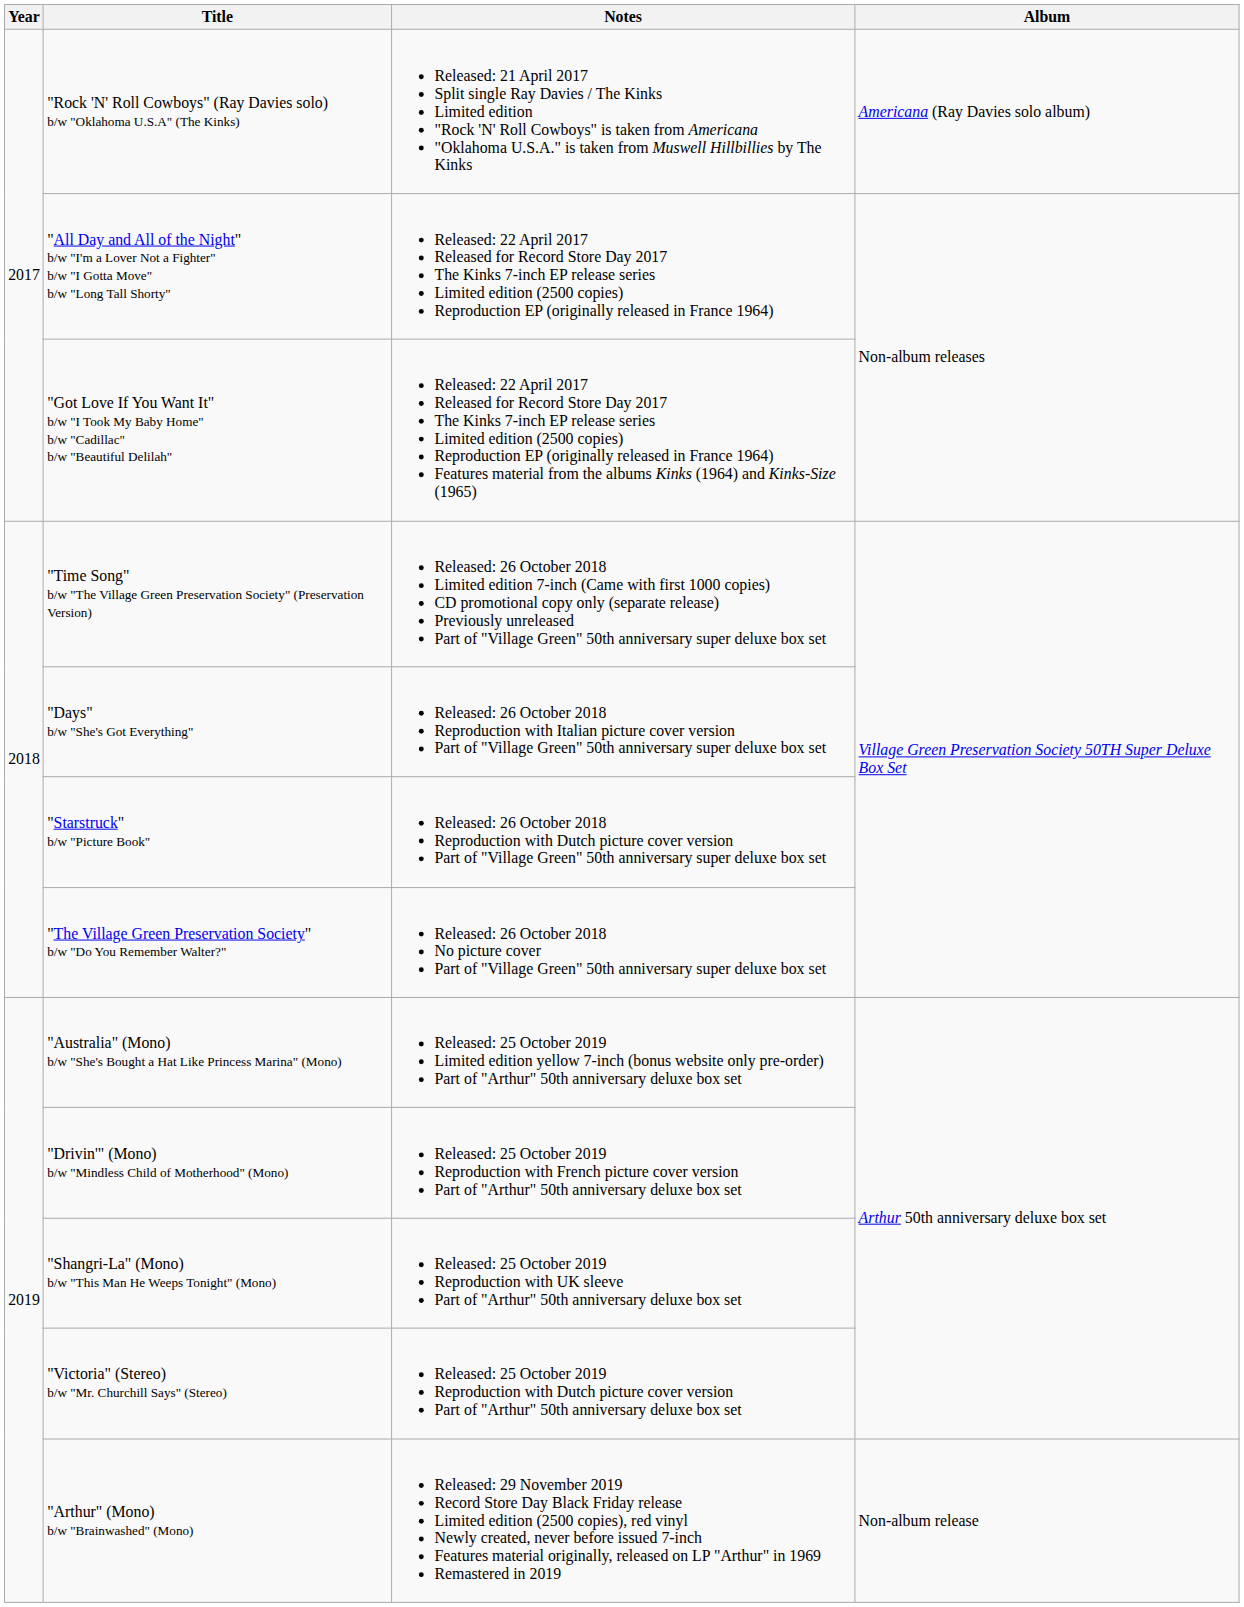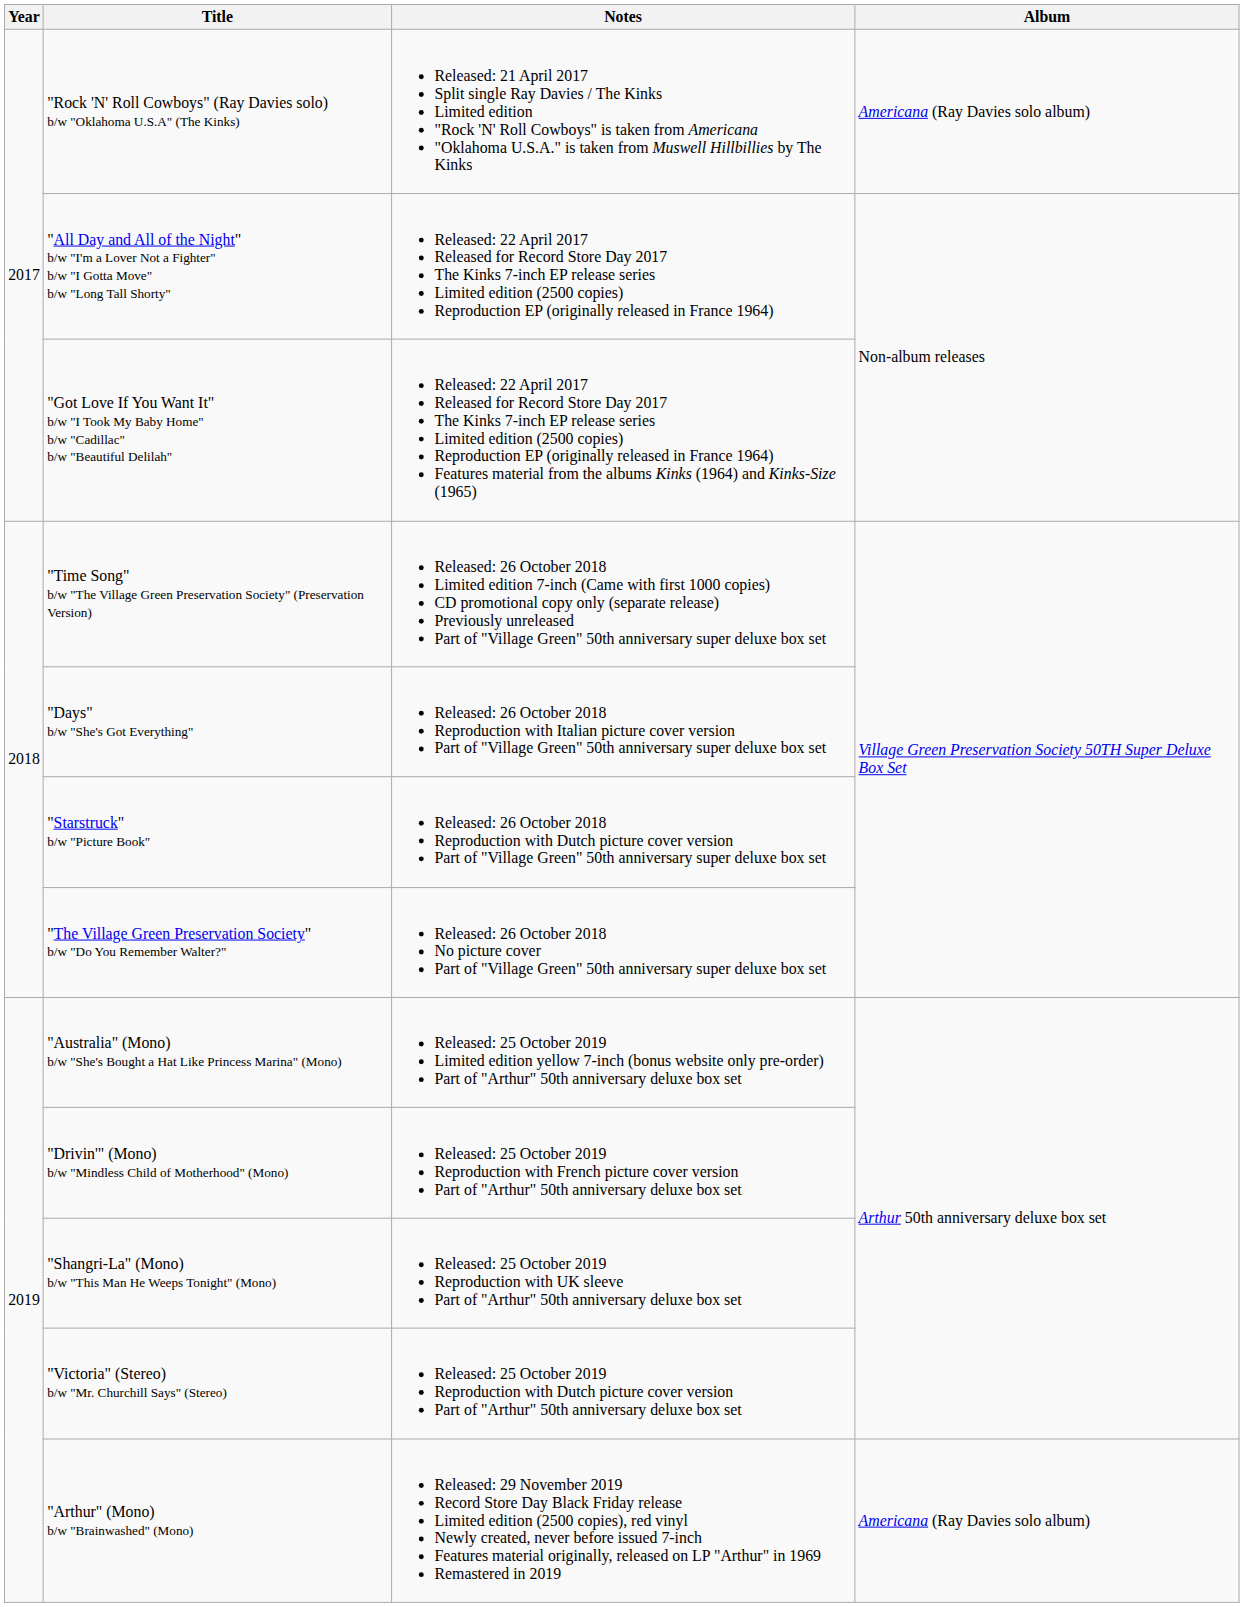(919, 1520) Non-album release -> (974, 1520) Americana (Ray Davies solo album)
